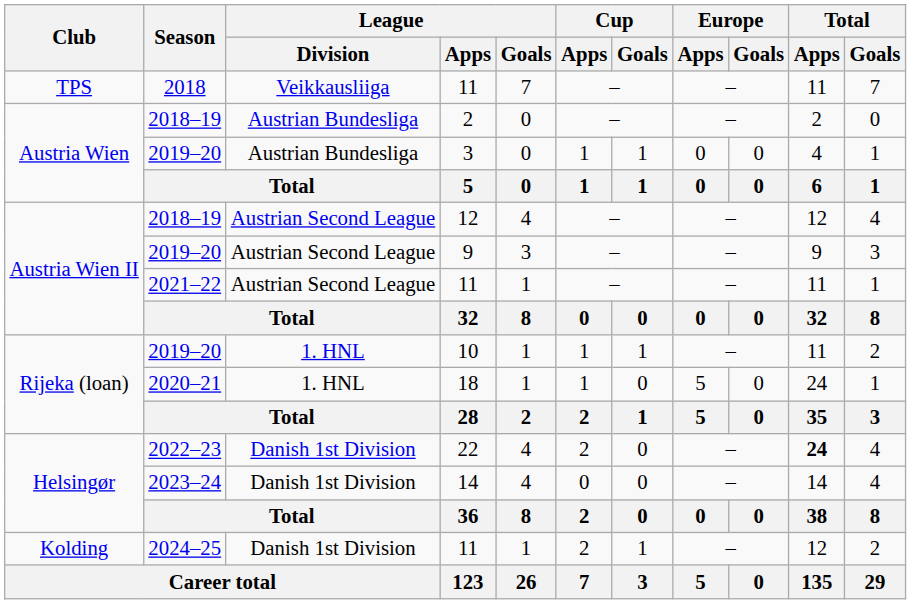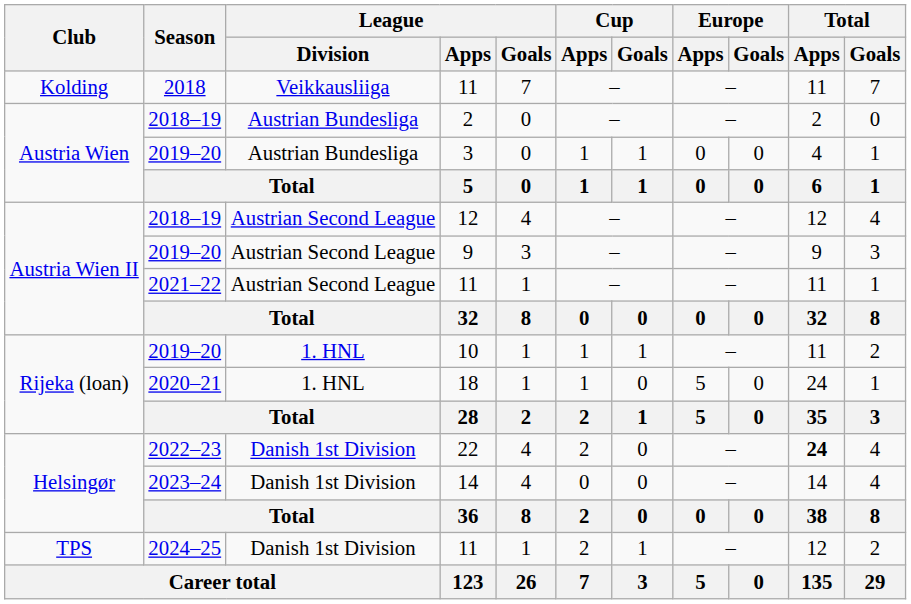(74, 86) TPS -> (74, 86) Kolding
(74, 548) Kolding -> (74, 548) TPS
